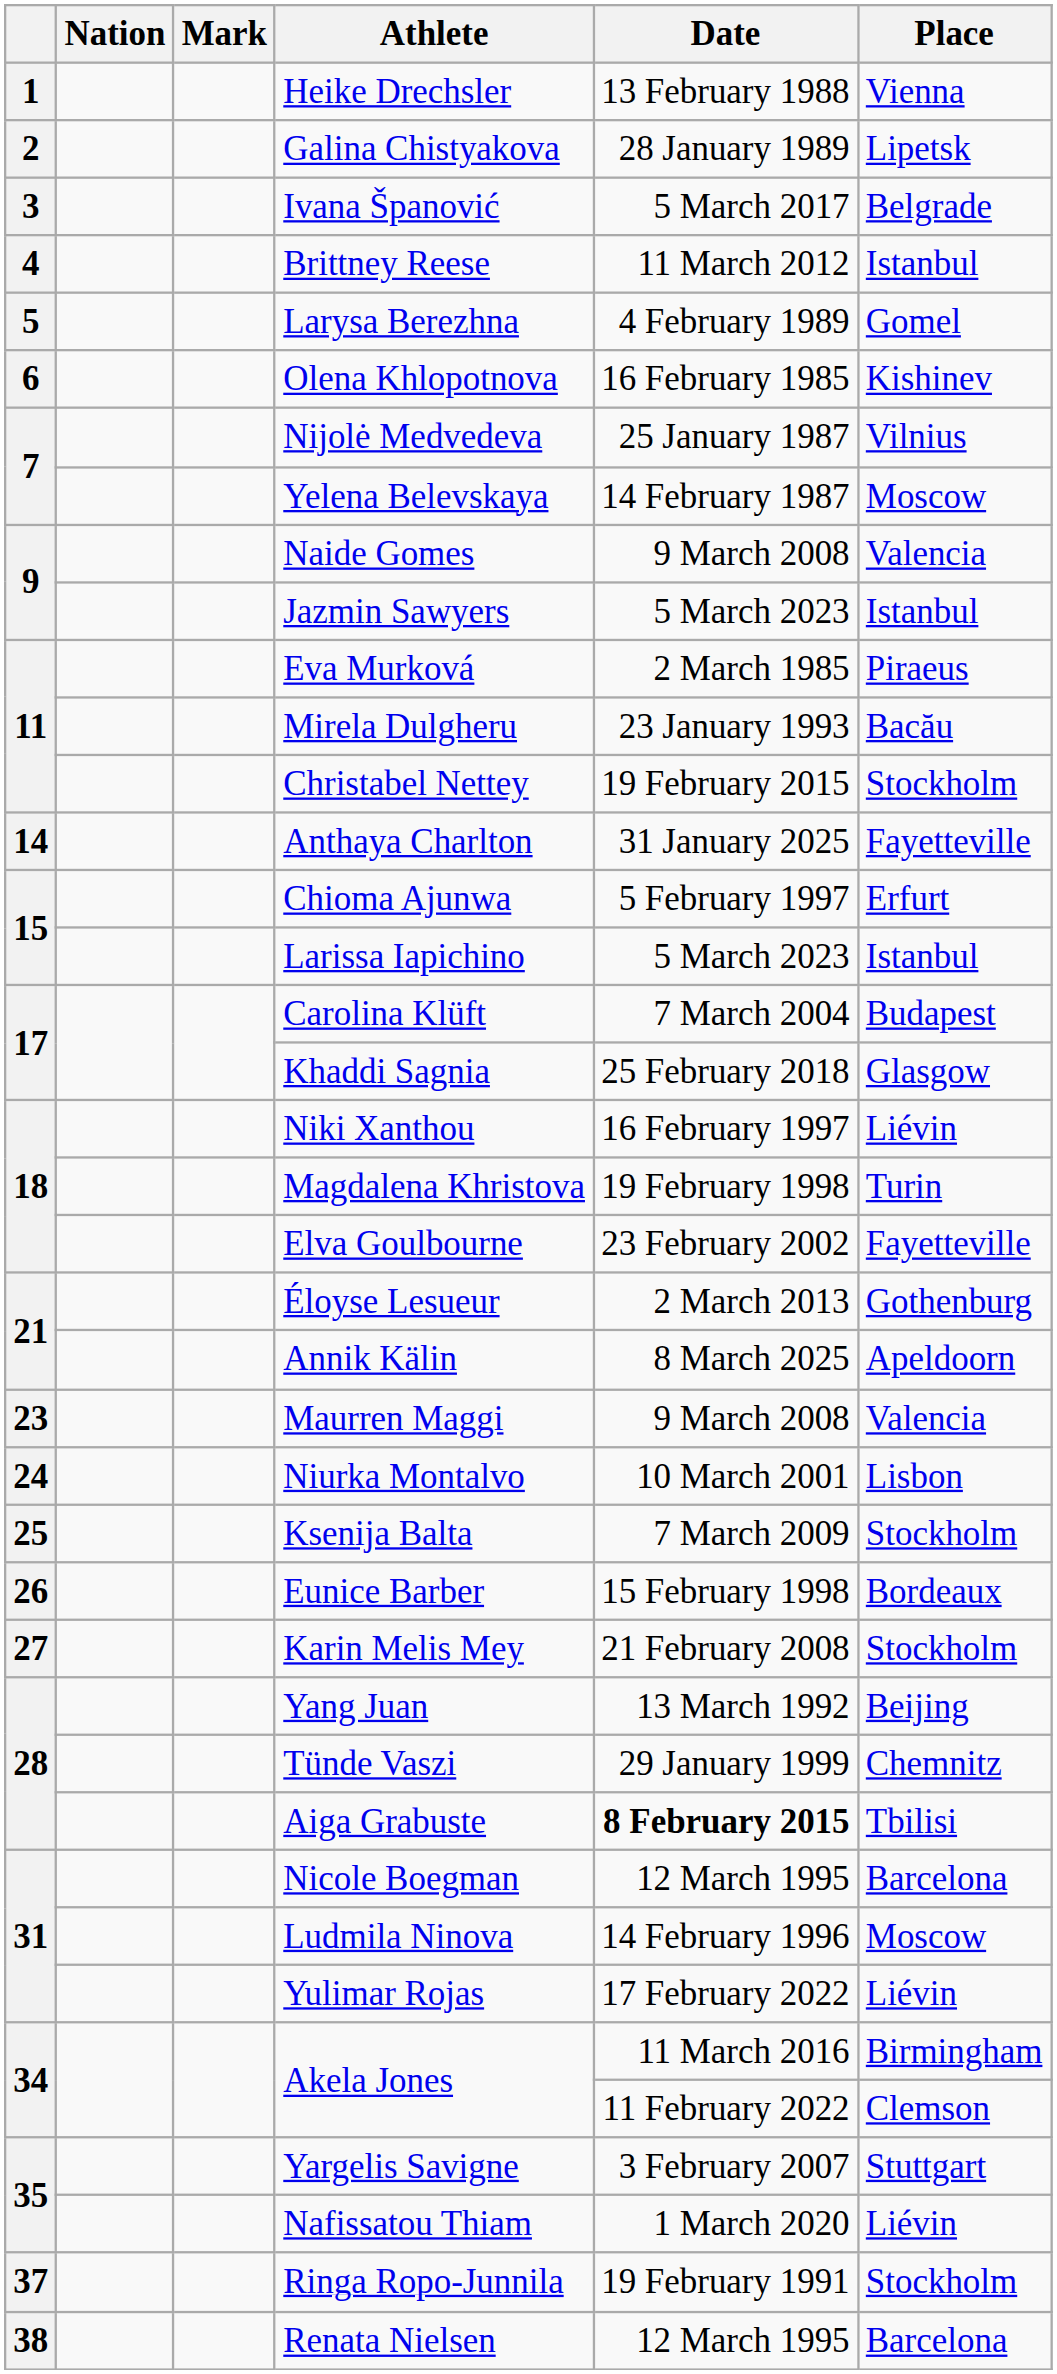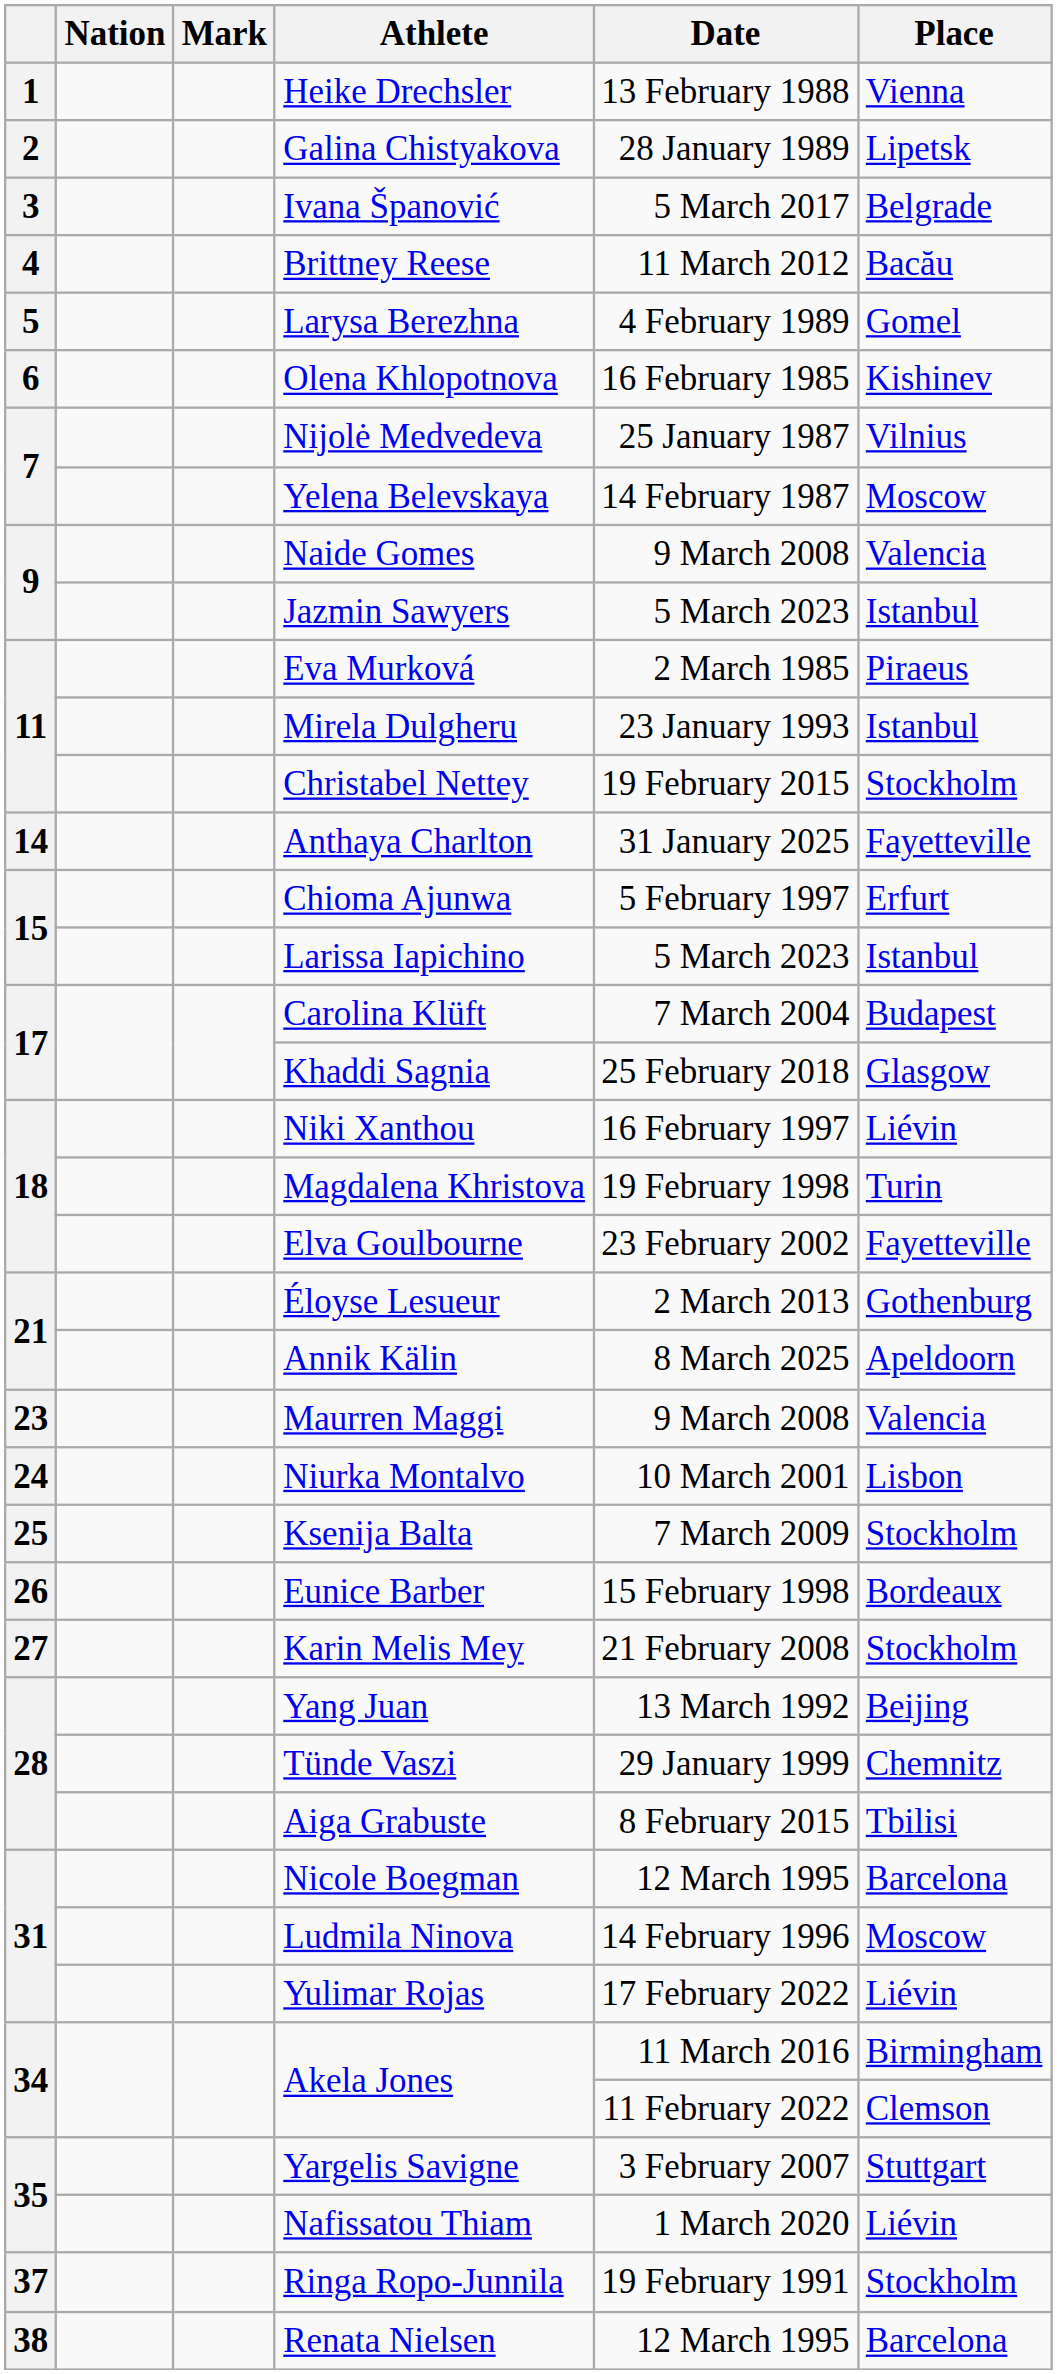(922, 264) Istanbul -> (909, 264) Bacău
(909, 725) Bacău -> (922, 725) Istanbul
(726, 1820) bold -> (734, 1820) normal
